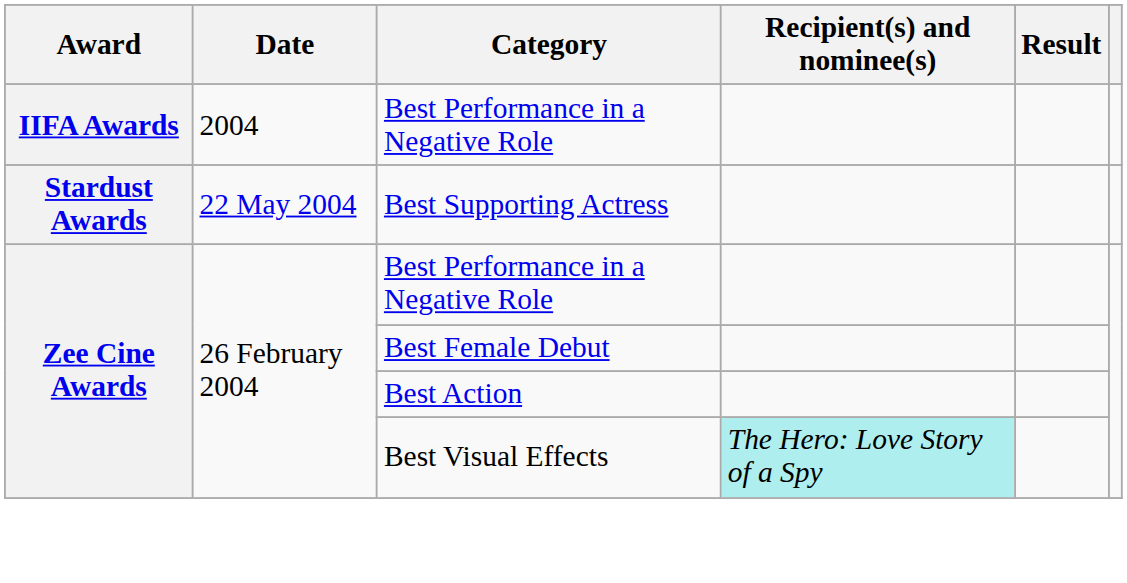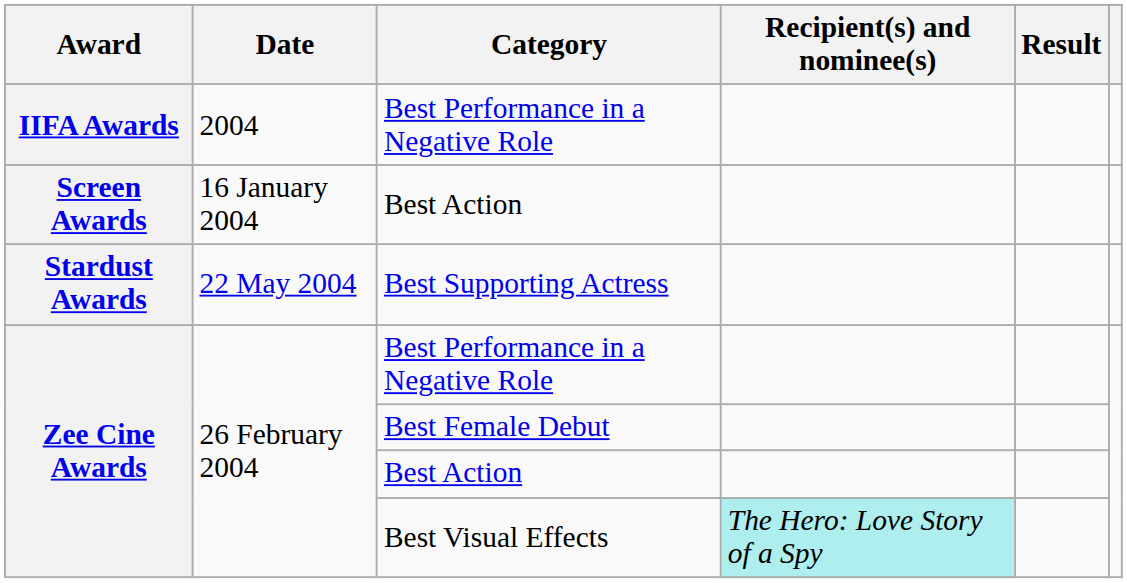+ row: (99, 204)
